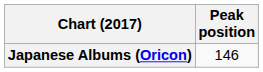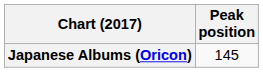(227, 55) 146 -> (227, 55) 145
